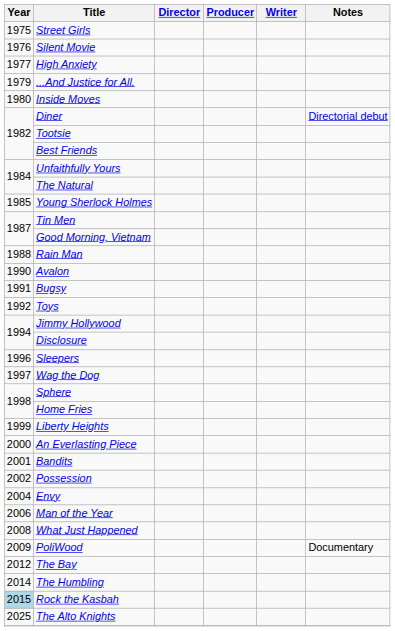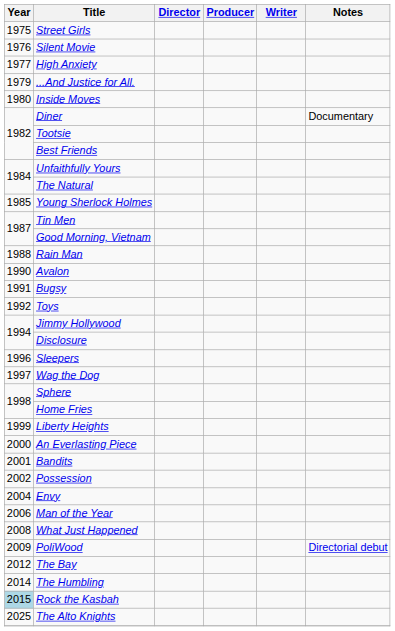(348, 116) Directorial debut -> (341, 116) Documentary
(341, 548) Documentary -> (348, 548) Directorial debut
